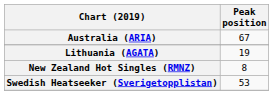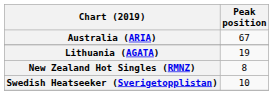(244, 83) 53 -> (244, 83) 10
